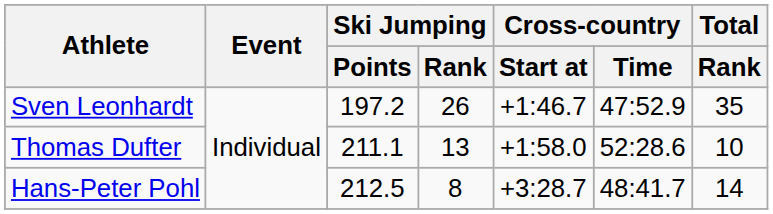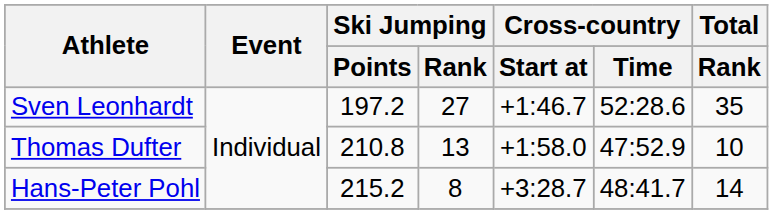(455, 107) 26 -> (455, 107) 27
(643, 107) 47:52.9 -> (643, 107) 52:28.6
(372, 148) 211.1 -> (372, 148) 210.8
(643, 148) 52:28.6 -> (643, 148) 47:52.9
(372, 189) 212.5 -> (372, 189) 215.2
